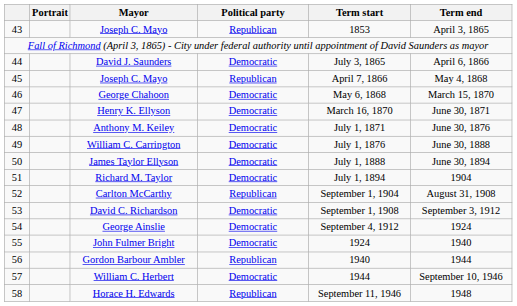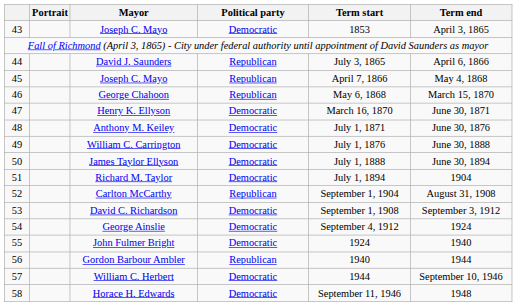(253, 29) Republican -> (253, 29) Democratic
(253, 62) Democratic -> (253, 62) Republican
(253, 95) Democratic -> (253, 95) Republican
(253, 293) Republican -> (253, 293) Democratic
